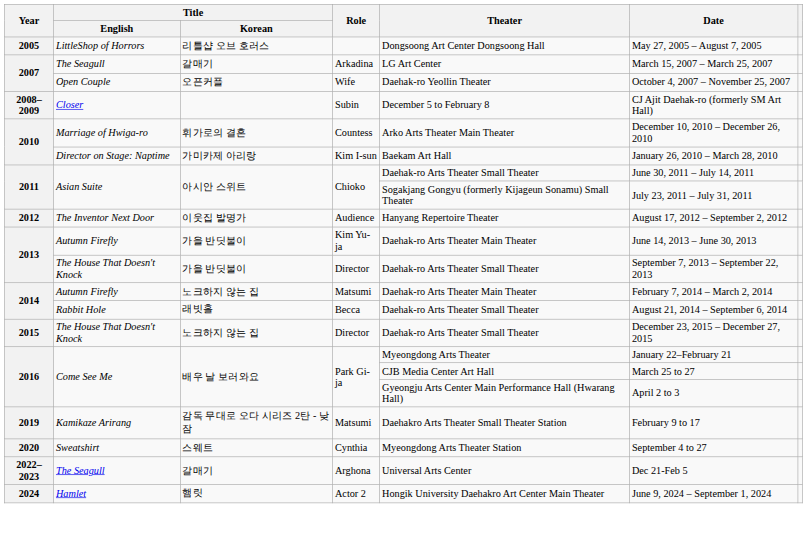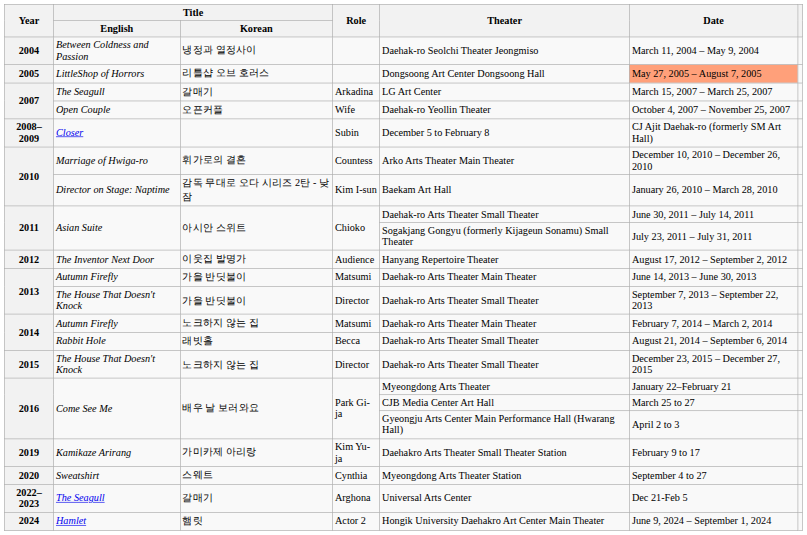+ row: (29, 50)
(697, 46) no background -> (697, 73) lightsalmon background
(219, 155) 가미카제 아리랑 -> (256, 190) 감독 무대로 오다 시리즈 2탄 - 낮잠
(353, 241) Kim Yu-ja -> (353, 277) Matsumi
(256, 422) 감독 무대로 오다 시리즈 2탄 - 낮잠 -> (219, 452) 가미카제 아리랑
(353, 422) Matsumi -> (353, 452) Kim Yu-ja
